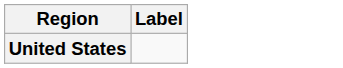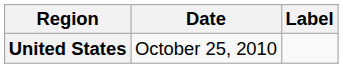+ column: (206, 19)
